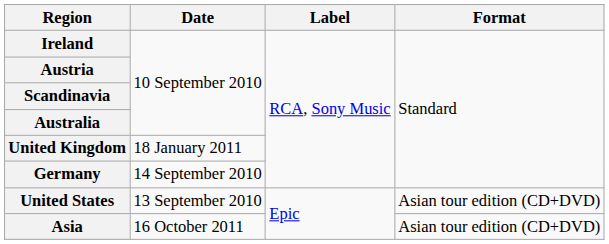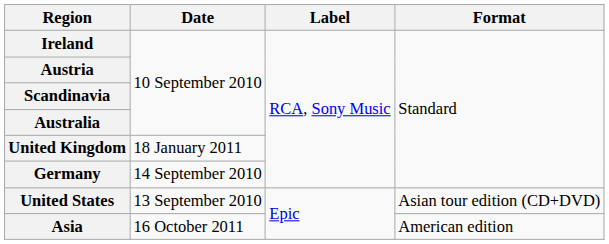(499, 226) Asian tour edition (CD+DVD) -> (456, 226) American edition
